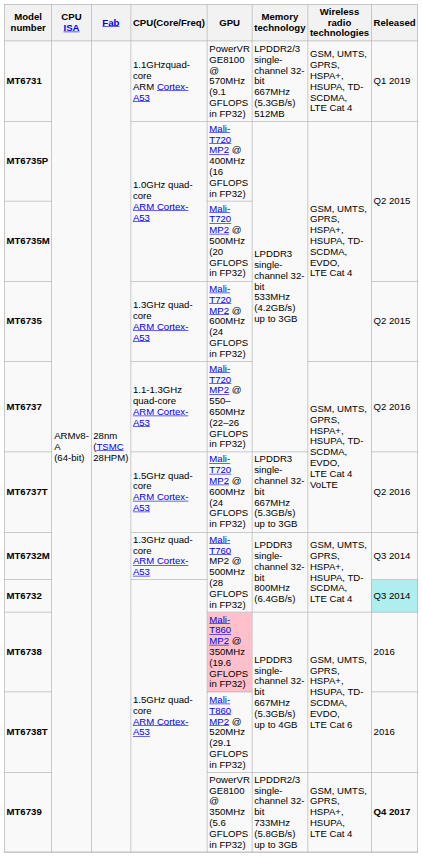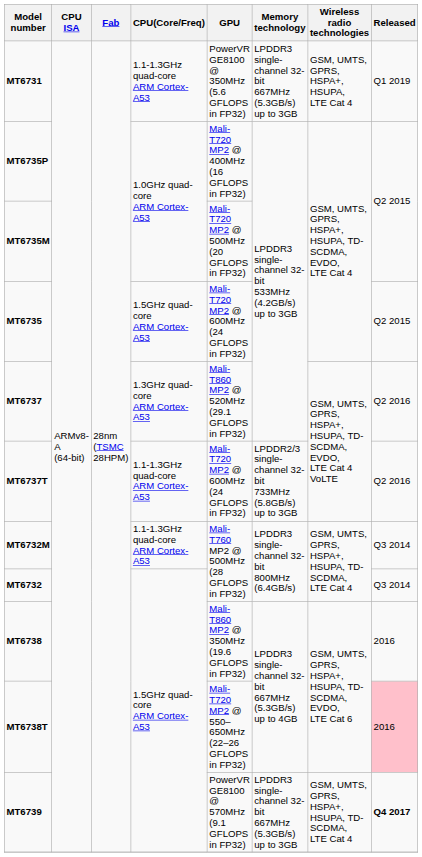(161, 81) 1.1GHzquad-core ARM Cortex-A53 -> (161, 81) 1.1-1.3GHz quad-core ARM Cortex-A53
(230, 81) PowerVR GE8100 @ 570MHz (9.1 GFLOPS in FP32) -> (230, 81) PowerVR GE8100 @ 350MHz (5.6 GFLOPS in FP32)
(279, 81) LPDDR2/3 single-channel 32-bit 667MHz (5.3GB/s) 512MB -> (279, 81) LPDDR3 single-channel 32-bit 667MHz (5.3GB/s) up to 3GB
(338, 81) GSM, UMTS, GPRS, HSPA+, HSUPA, TD-SCDMA, LTE Cat 4 -> (338, 81) GSM, UMTS, GPRS, HSPA+, HSUPA, LTE Cat 4
(163, 321) 1.3GHz quad-core ARM Cortex-A53 -> (163, 321) 1.5GHz quad-core ARM Cortex-A53
(161, 406) 1.1-1.3GHz quad-core ARM Cortex-A53 -> (163, 401) 1.3GHz quad-core ARM Cortex-A53
(229, 406) Mali-T720 MP2 @ 550–650MHz (22–26 GFLOPS in FP32) -> (229, 401) Mali-T860 MP2 @ 520MHz (29.1 GFLOPS in FP32)
(163, 492) 1.5GHz quad-core ARM Cortex-A53 -> (161, 481) 1.1-1.3GHz quad-core ARM Cortex-A53
(279, 492) LPDDR3 single-channel 32-bit 667MHz (5.3GB/s) up to 3GB -> (279, 481) LPDDR2/3 single-channel 32-bit 733MHz (5.8GB/s) up to 3GB
(163, 556) 1.3GHz quad-core ARM Cortex-A53 -> (161, 545) 1.1-1.3GHz quad-core ARM Cortex-A53
(392, 596) paleturquoise background -> (392, 585) no background
(229, 652) pink background -> (229, 641) no background
(229, 732) Mali-T860 MP2 @ 520MHz (29.1 GFLOPS in FP32) -> (229, 726) Mali-T720 MP2 @ 550–650MHz (22–26 GFLOPS in FP32)
(384, 732) no background -> (384, 726) pink background
(230, 812) PowerVR GE8100 @ 350MHz (5.6 GFLOPS in FP32) -> (230, 812) PowerVR GE8100 @ 570MHz (9.1 GFLOPS in FP32)
(279, 812) LPDDR2/3 single-channel 32-bit 733MHz (5.8GB/s) up to 3GB -> (279, 812) LPDDR3 single-channel 32-bit 667MHz (5.3GB/s) up to 3GB
(338, 812) GSM, UMTS, GPRS, HSPA+, HSUPA, LTE Cat 4 -> (338, 812) GSM, UMTS, GPRS, HSPA+, HSUPA, TD-SCDMA, LTE Cat 4
